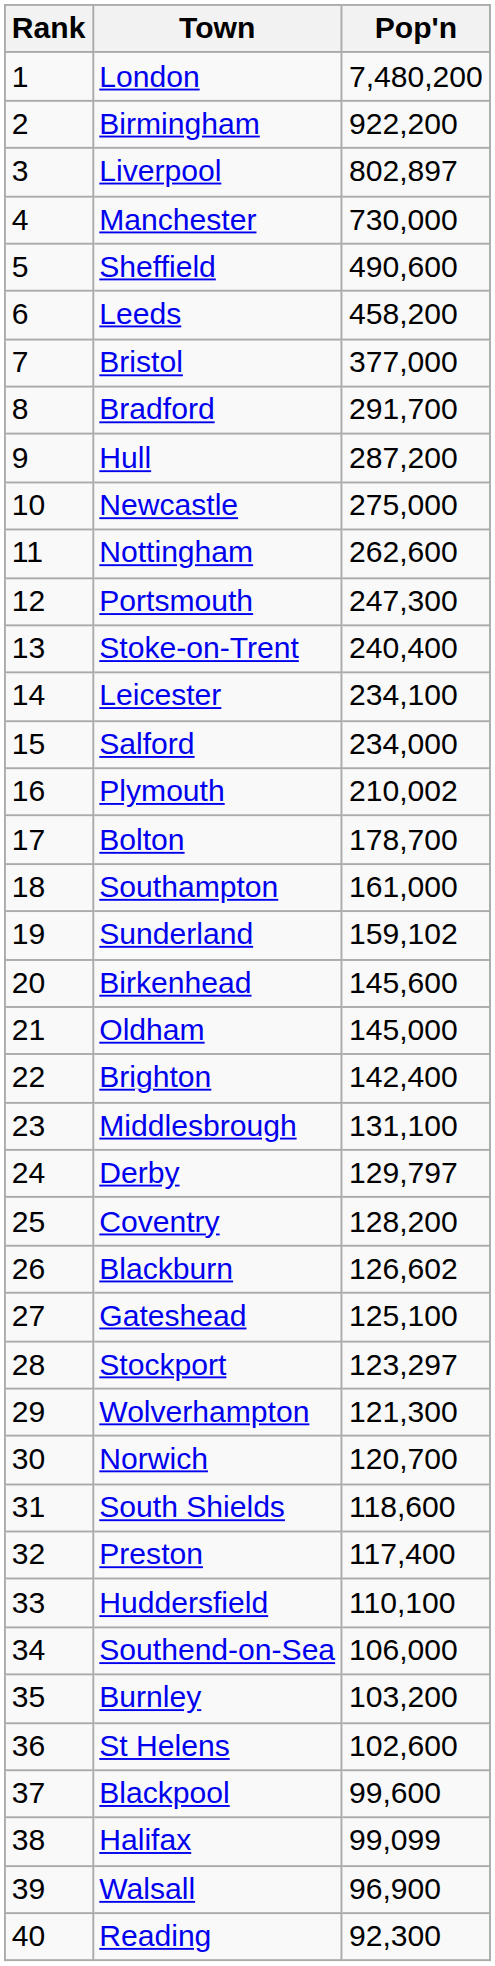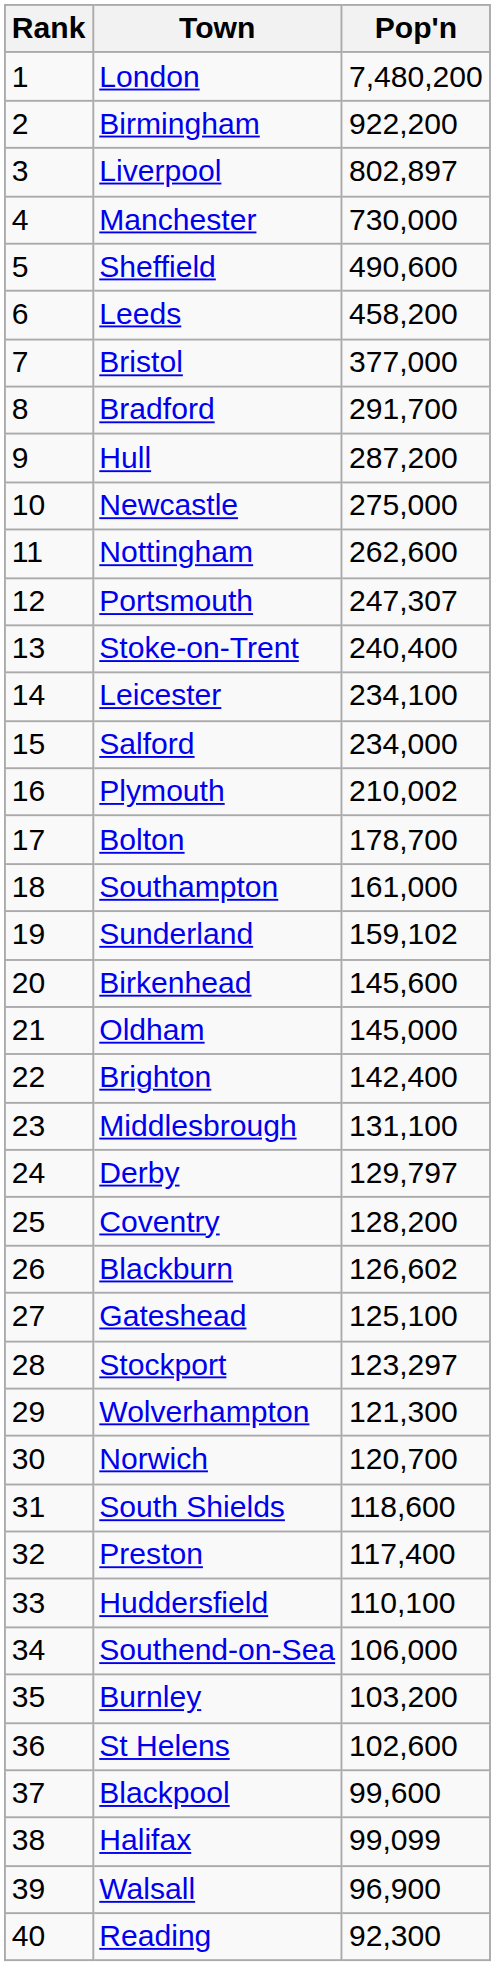(403, 600) 247,300 -> (403, 600) 247,307
